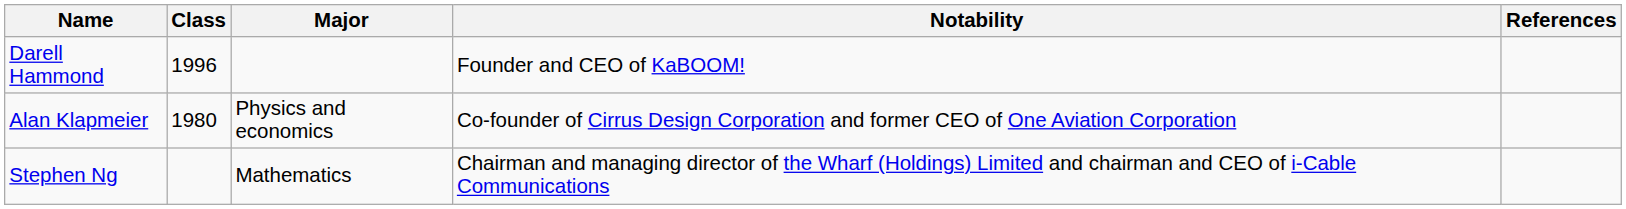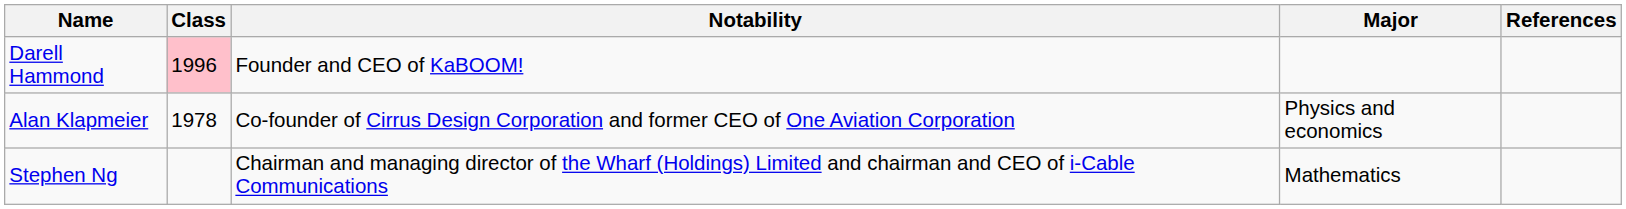columns swapped: (341, 20) <-> (977, 20)
(194, 64) no background -> (194, 64) pink background
(194, 120) 1980 -> (194, 120) 1978
